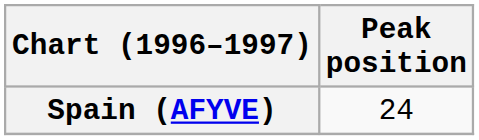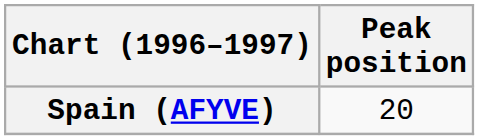(396, 111) 24 -> (396, 111) 20
